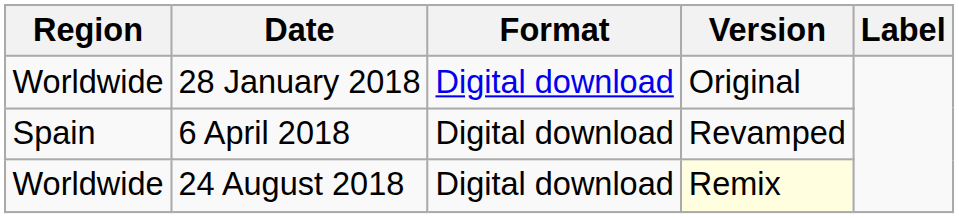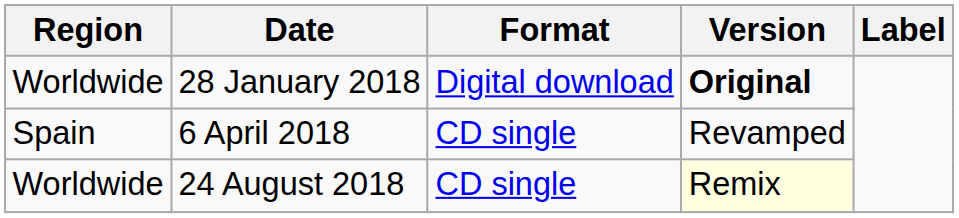(745, 81) normal -> (750, 81) bold
(555, 133) Digital download -> (506, 133) CD single
(555, 184) Digital download -> (506, 184) CD single
